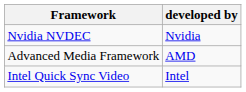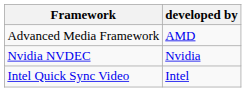rows swapped: (49, 35) <-> (83, 55)
